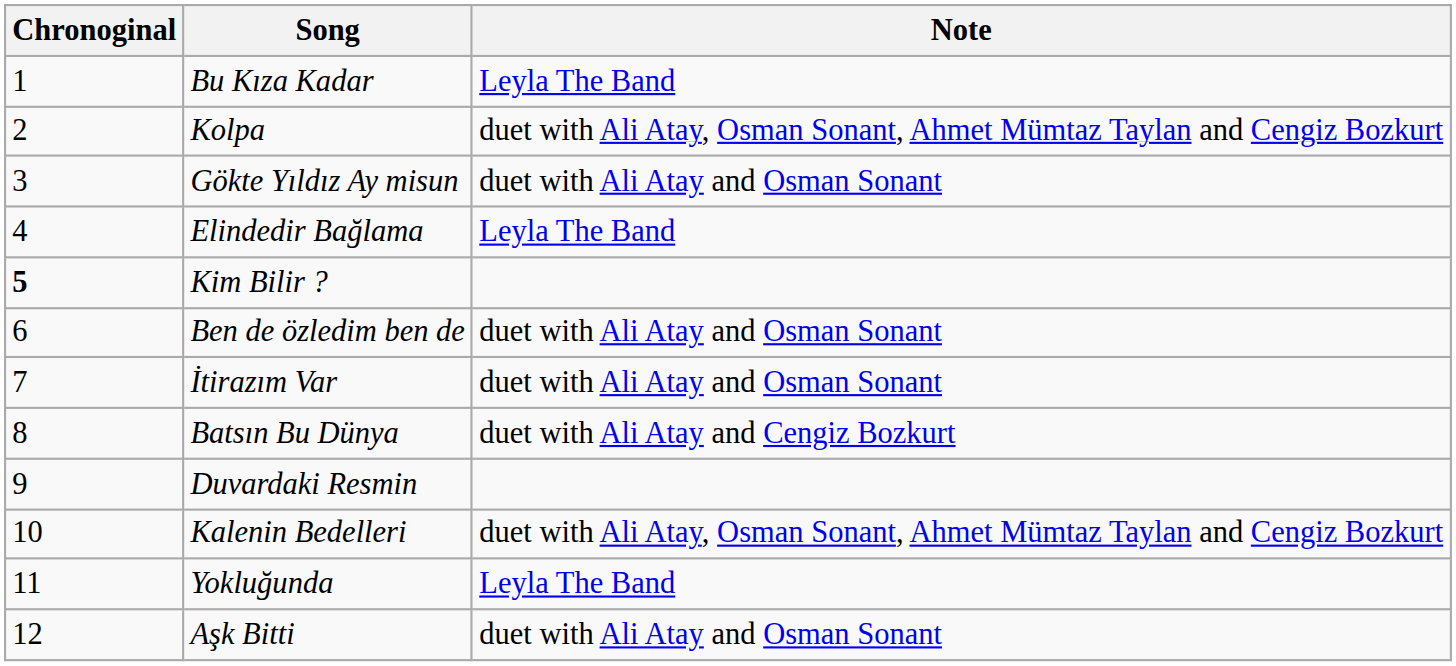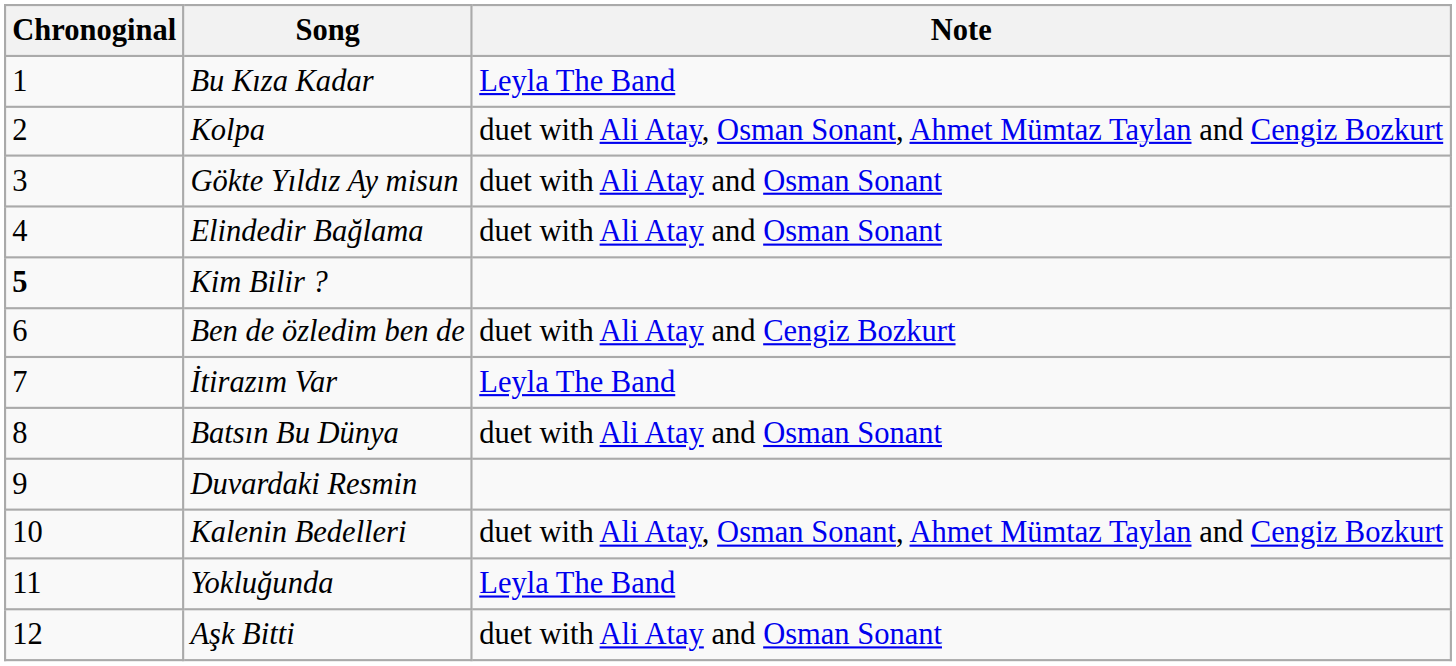(577, 231) Leyla The Band -> (711, 231) duet with Ali Atay and Osman Sonant
(711, 332) duet with Ali Atay and Osman Sonant -> (717, 332) duet with Ali Atay and Cengiz Bozkurt
(711, 382) duet with Ali Atay and Osman Sonant -> (577, 382) Leyla The Band
(717, 432) duet with Ali Atay and Cengiz Bozkurt -> (711, 432) duet with Ali Atay and Osman Sonant
